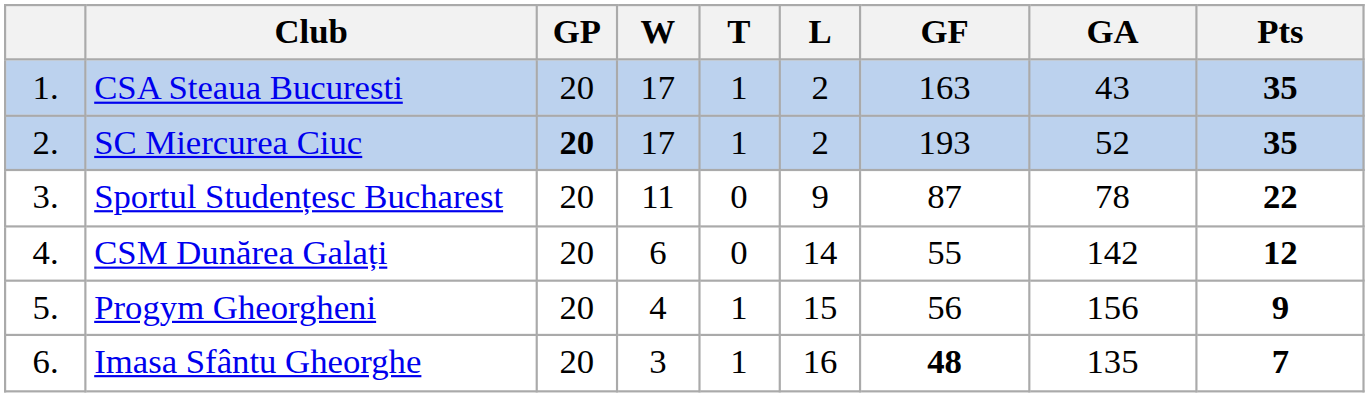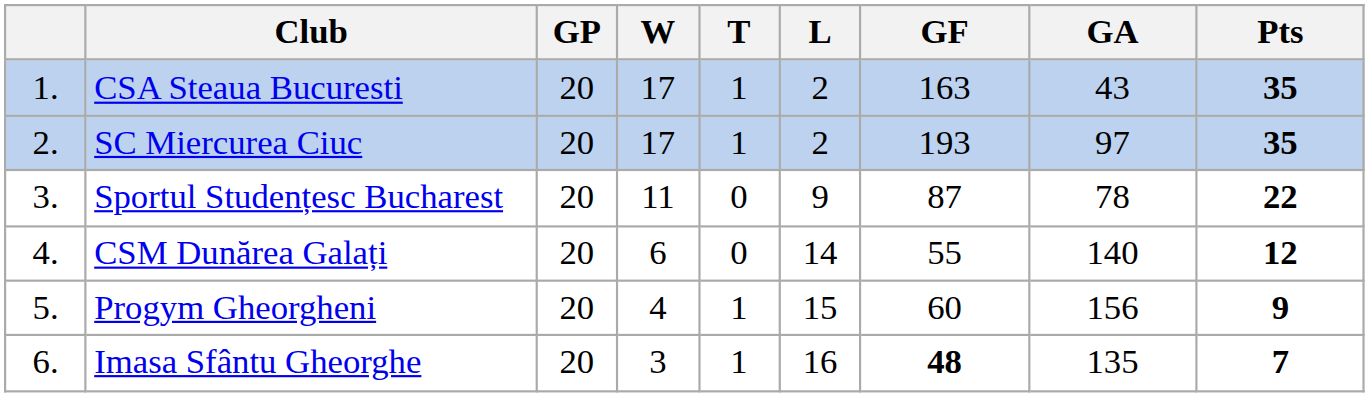(577, 142) bold -> (577, 142) normal
(1112, 142) 52 -> (1112, 142) 97
(1112, 252) 142 -> (1112, 252) 140
(945, 307) 56 -> (945, 307) 60
